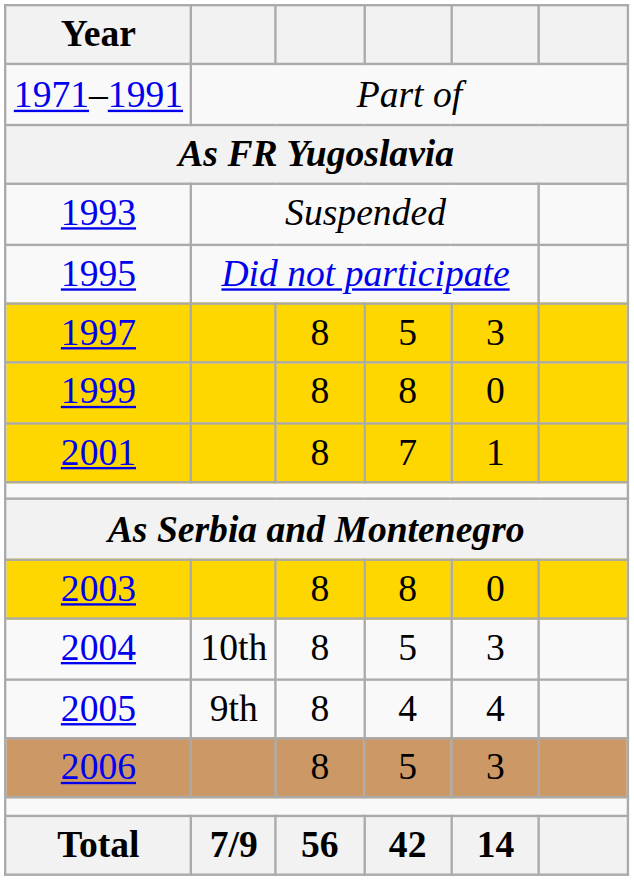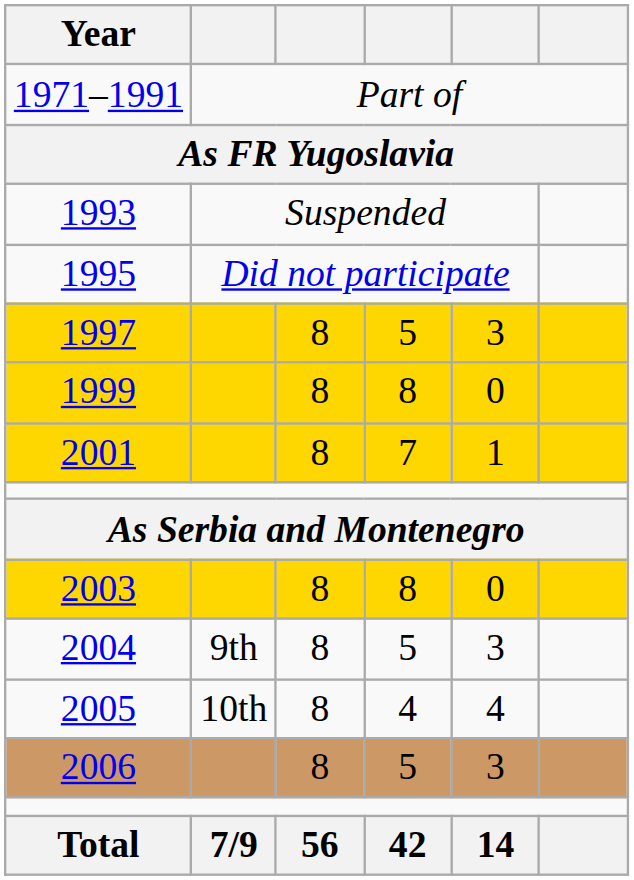(234, 647) 10th -> (234, 647) 9th
(234, 707) 9th -> (234, 707) 10th
